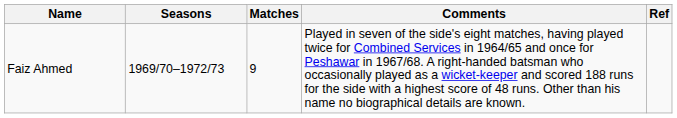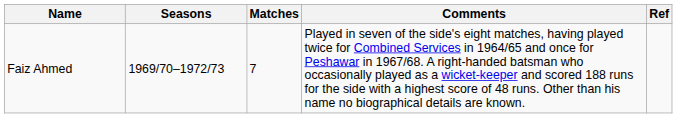(253, 68) 9 -> (253, 68) 7
